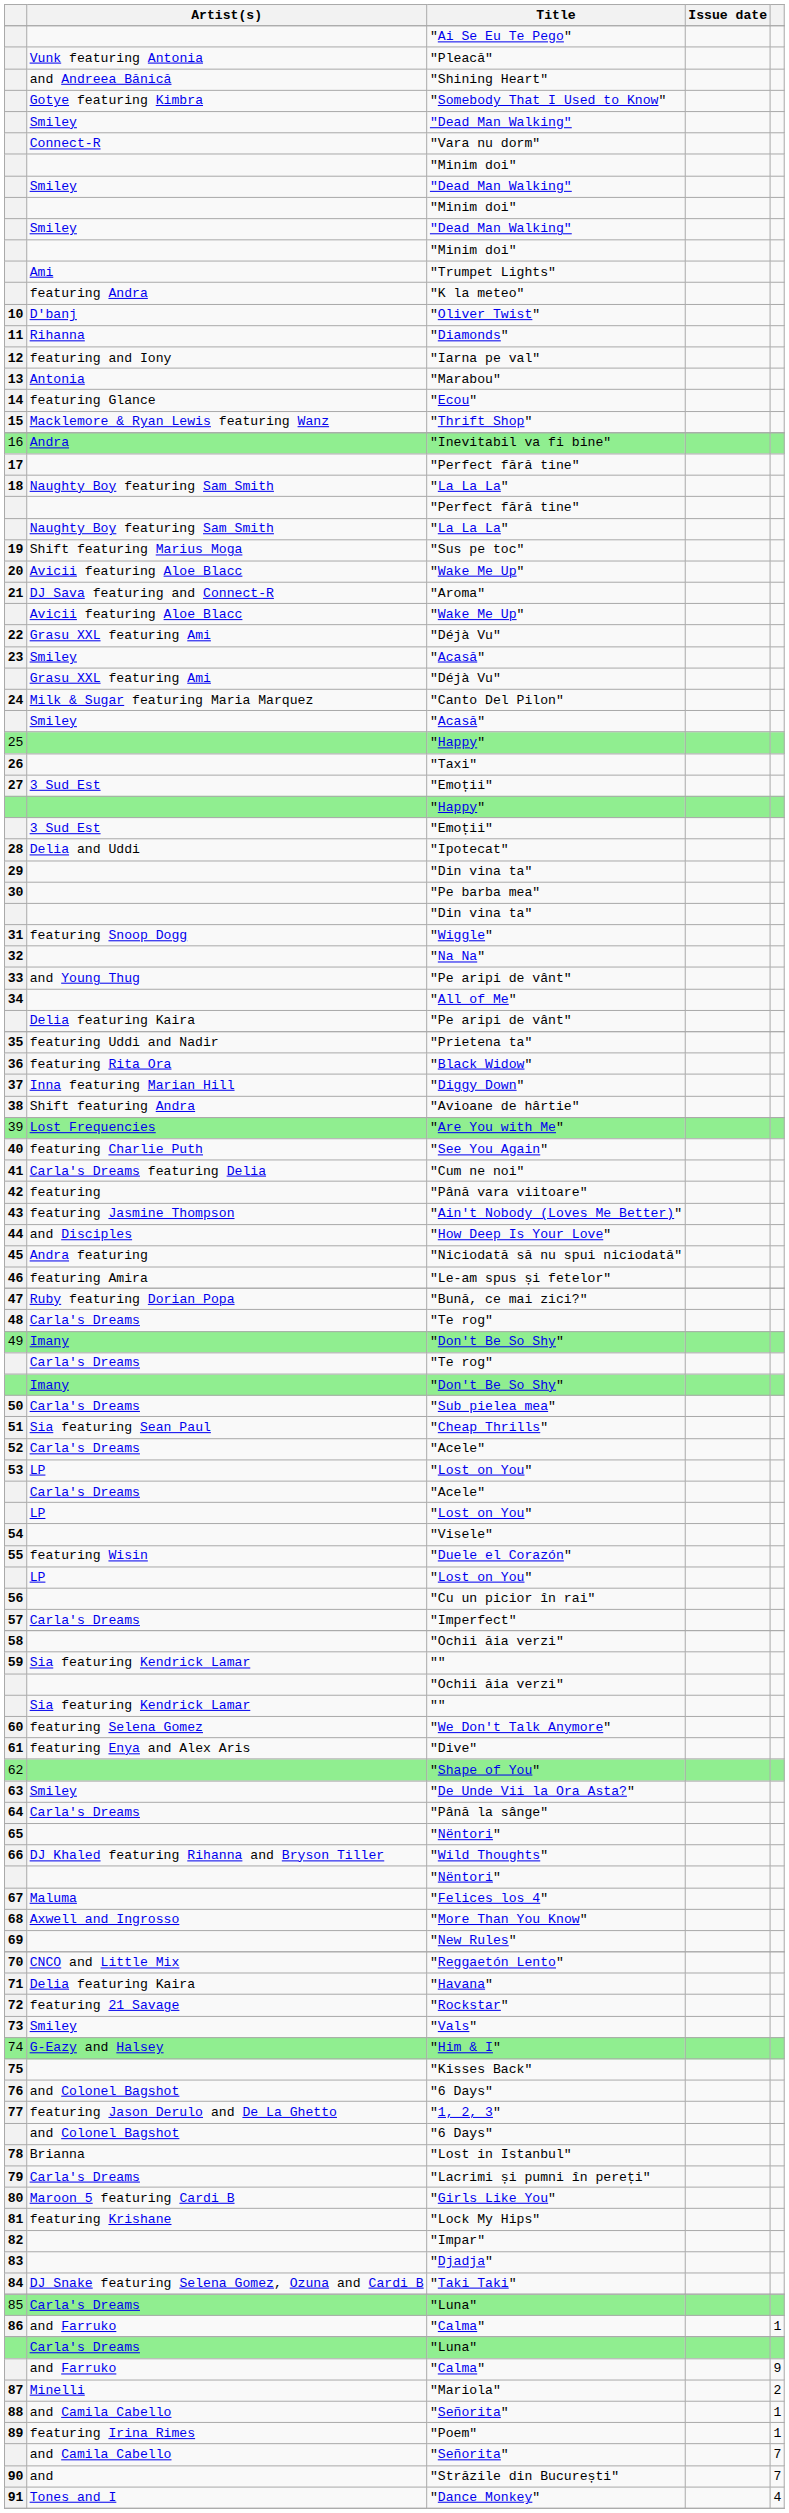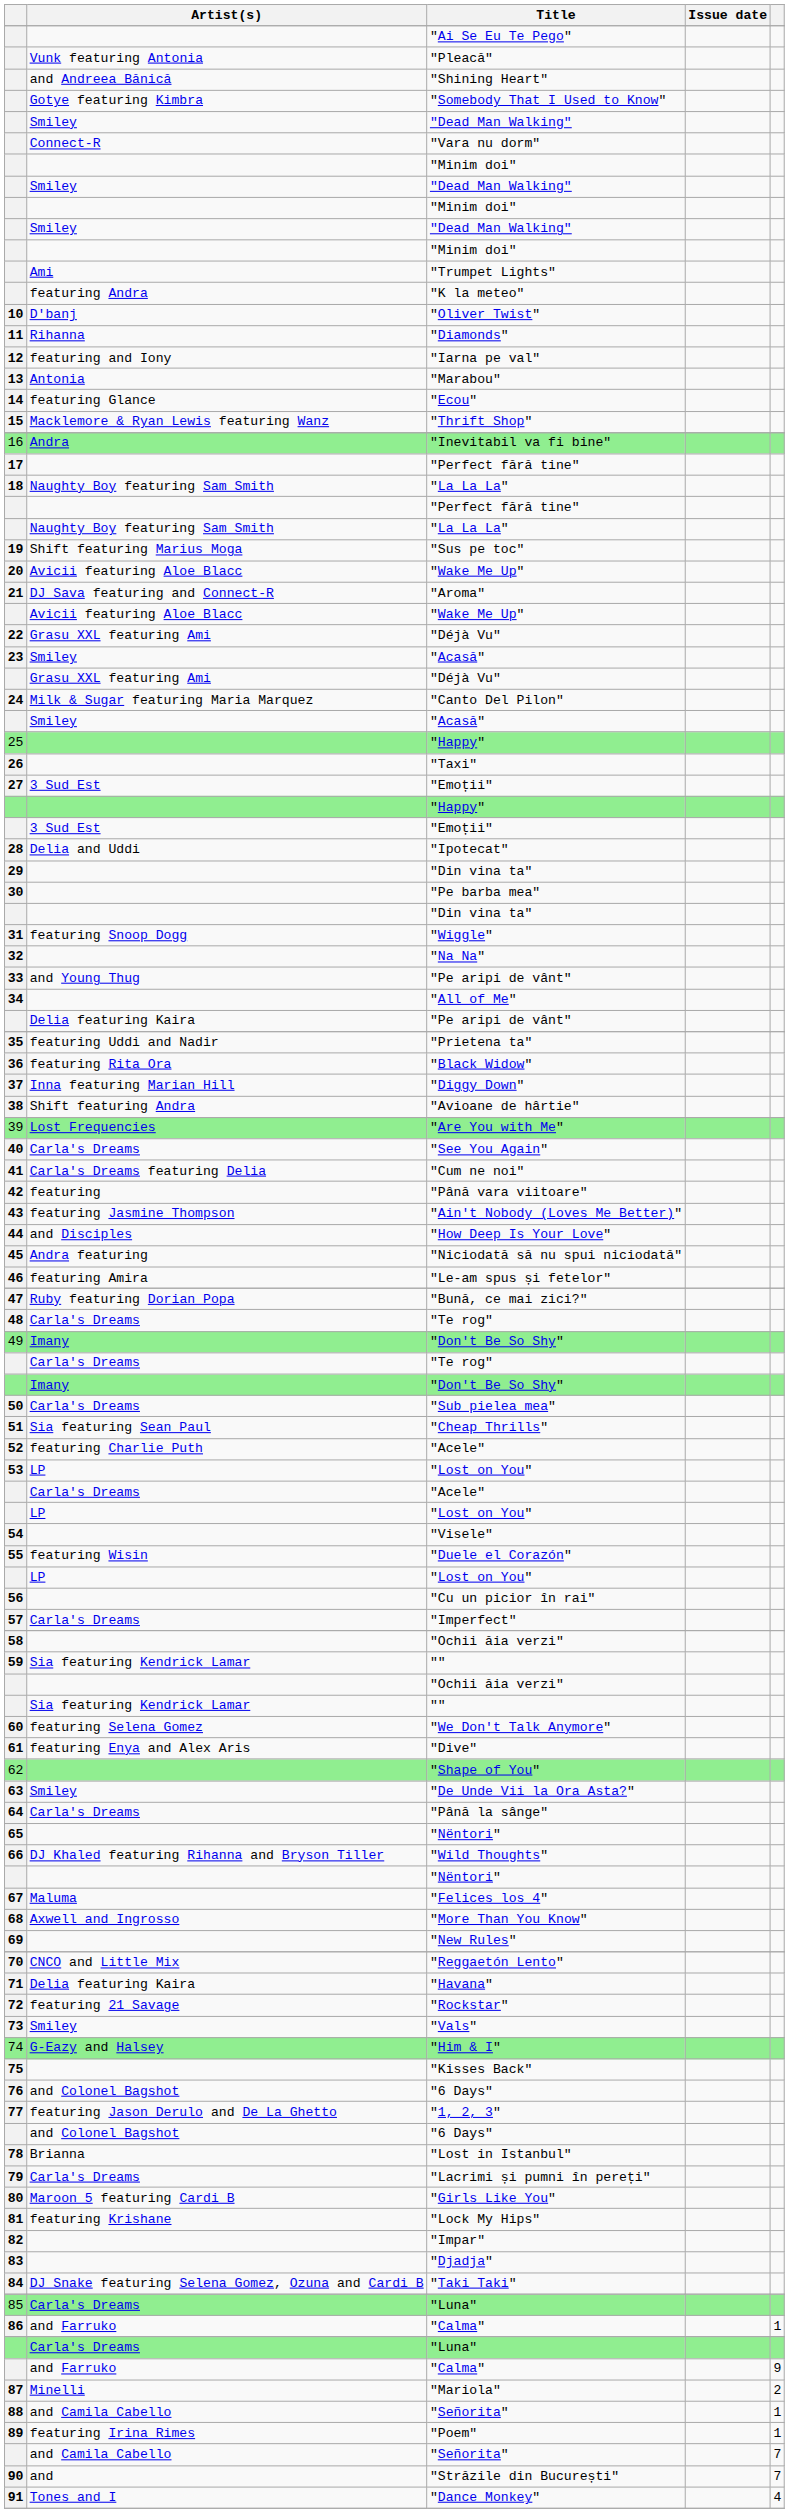(116, 1149) featuring Charlie Puth -> (85, 1149) Carla's Dreams
(85, 1449) Carla's Dreams -> (116, 1449) featuring Charlie Puth
